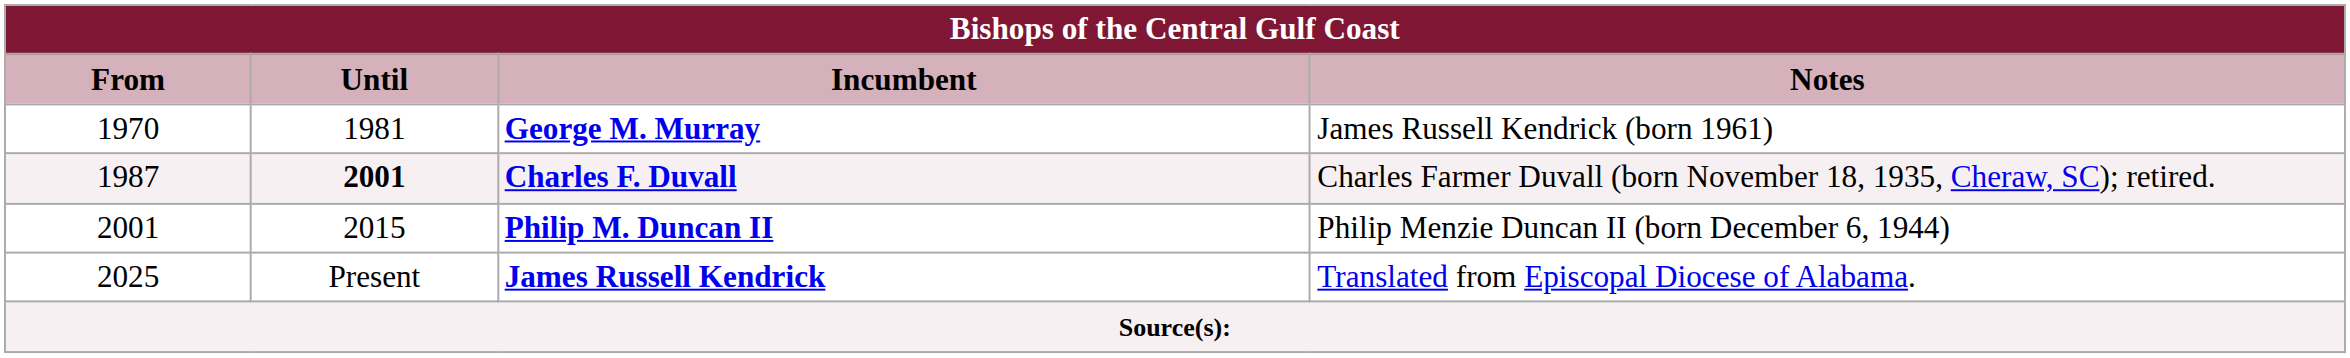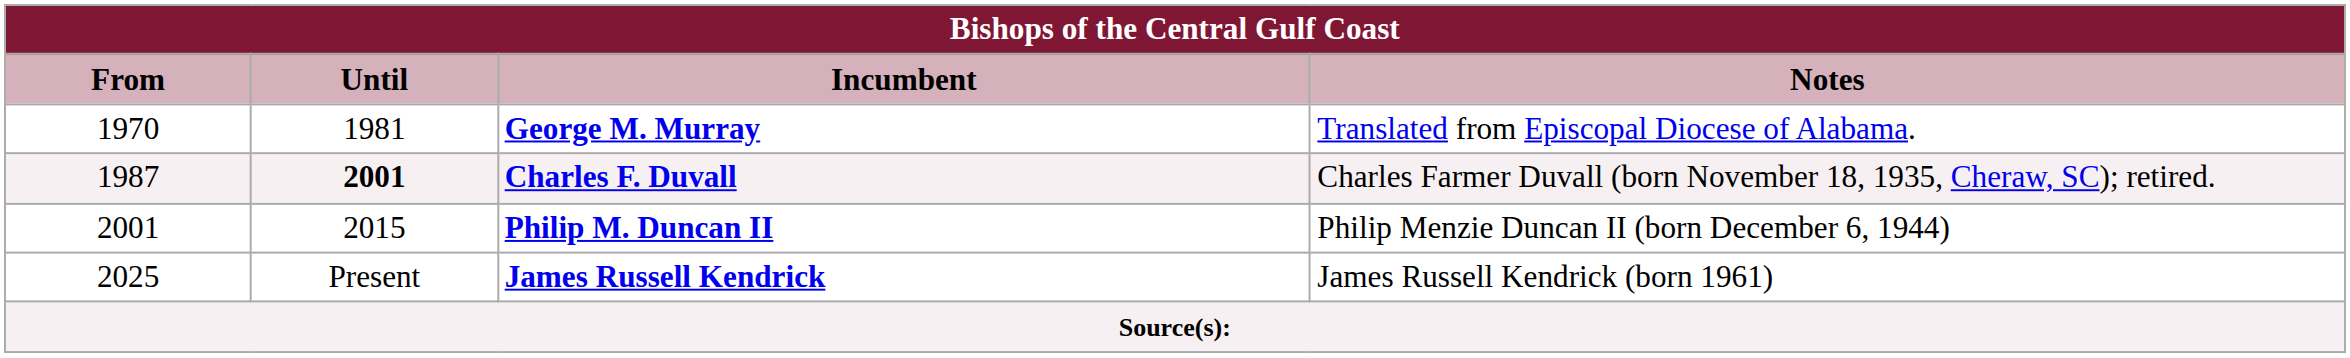(1545, 128) James Russell Kendrick (born 1961) -> (1617, 128) Translated from Episcopal Diocese of Alabama.
(1617, 276) Translated from Episcopal Diocese of Alabama. -> (1545, 276) James Russell Kendrick (born 1961)
